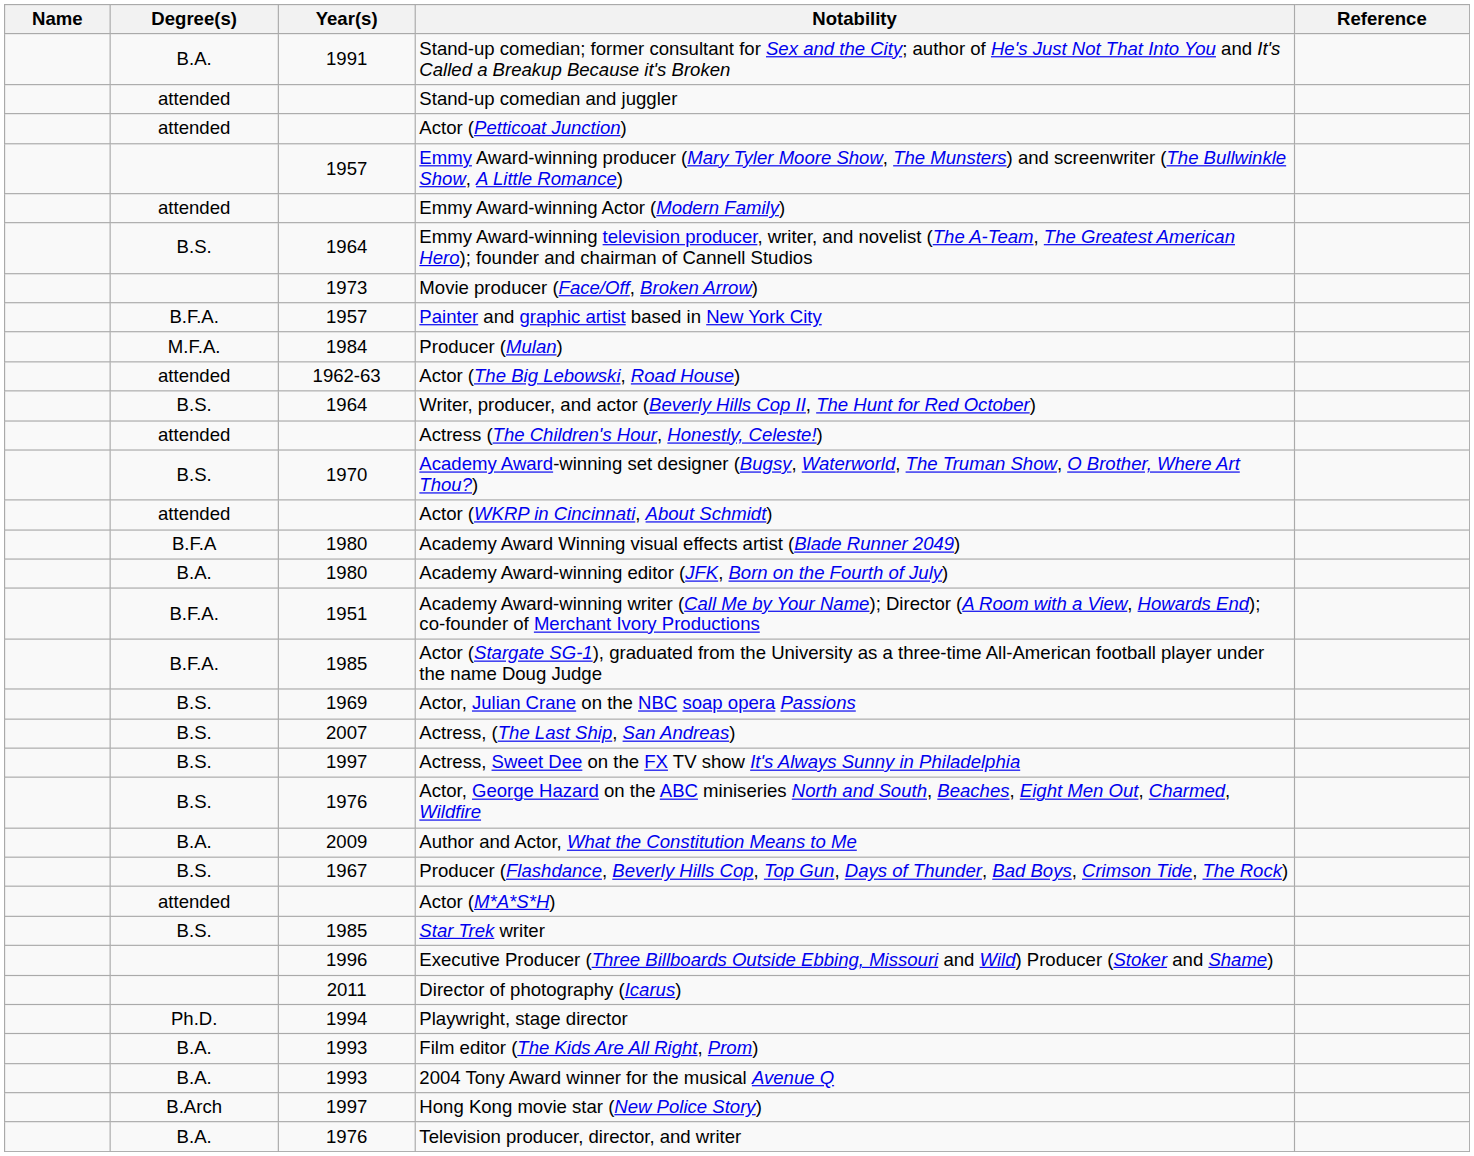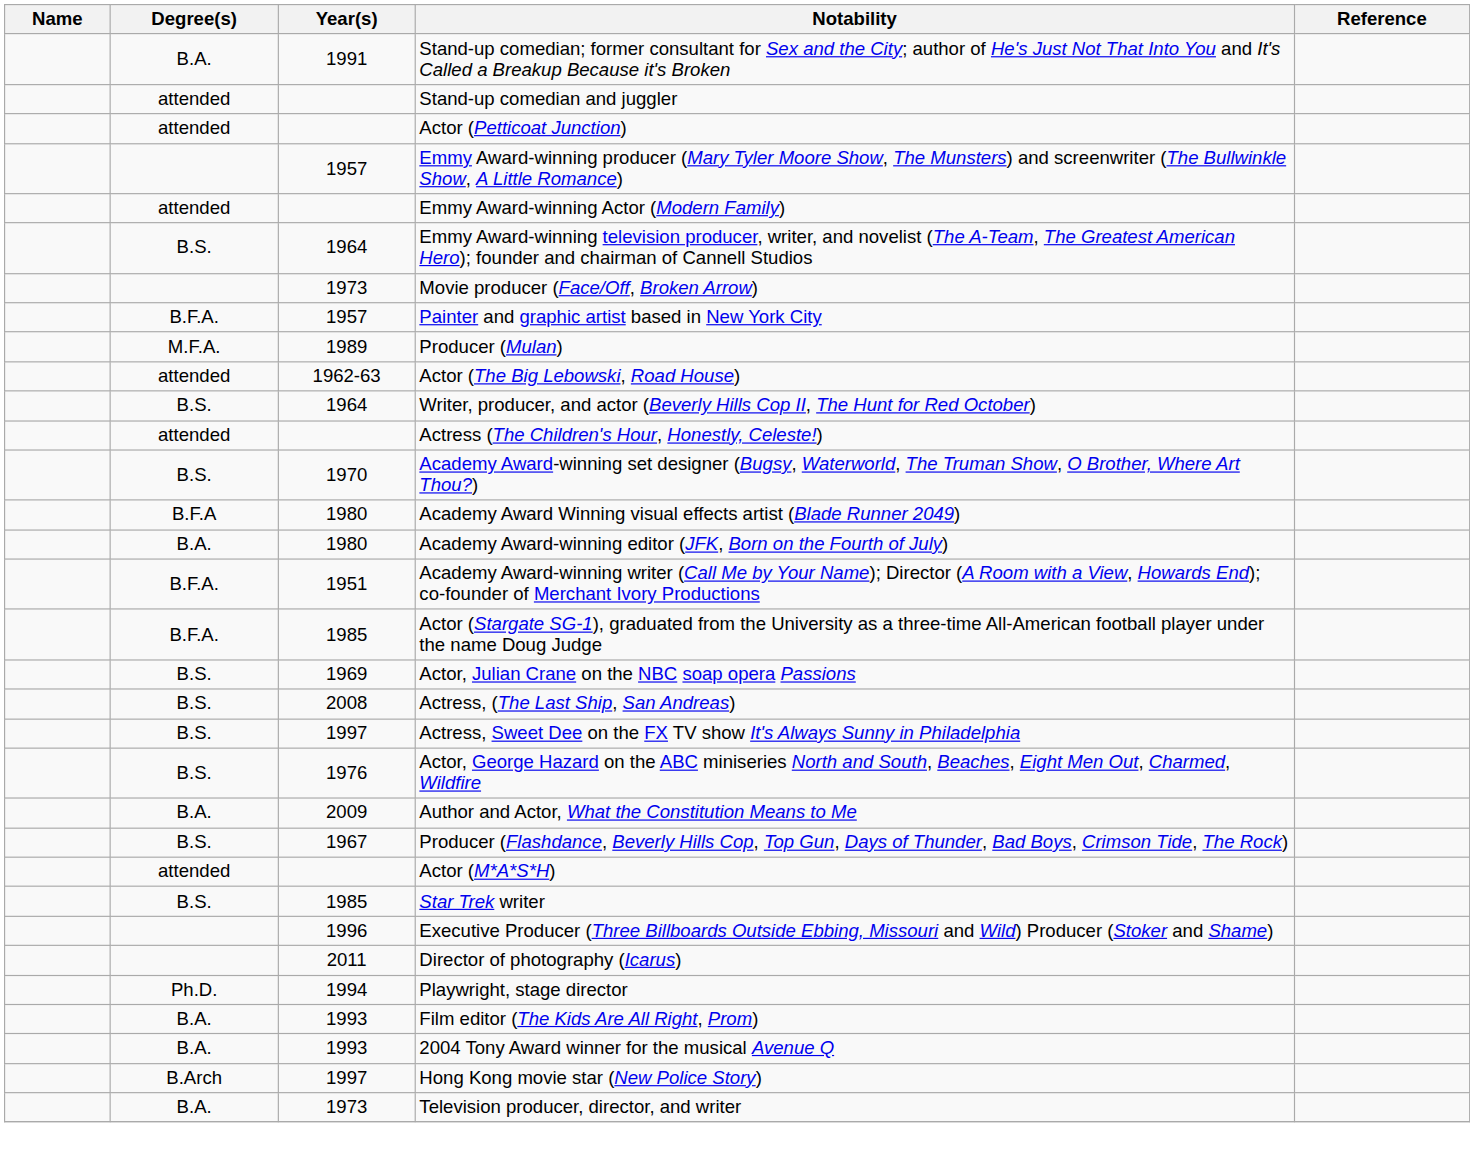(347, 346) 1984 -> (347, 346) 1989
- row: (596, 514)
(347, 733) 2007 -> (347, 703) 2008
(347, 1136) 1976 -> (347, 1107) 1973
